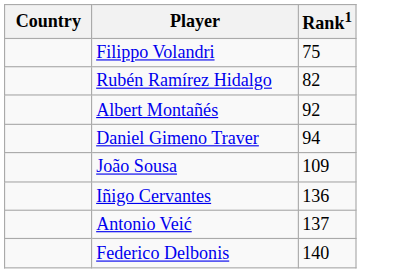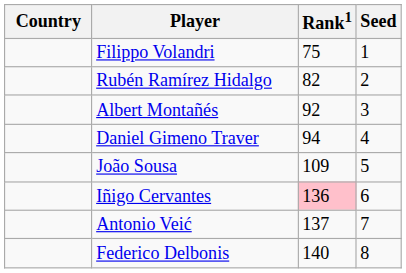+ column: (378, 21)
(316, 195) no background -> (316, 195) pink background
